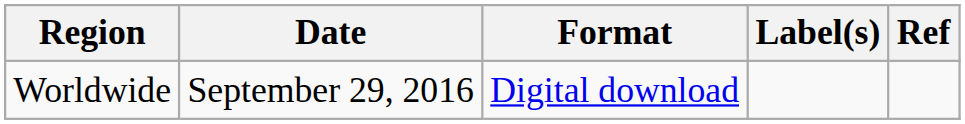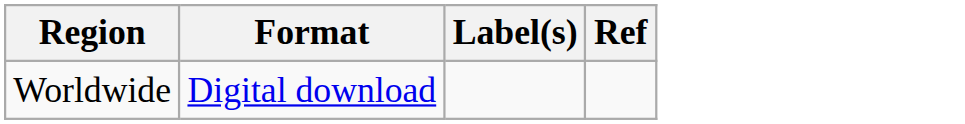- column: (331, 32)
